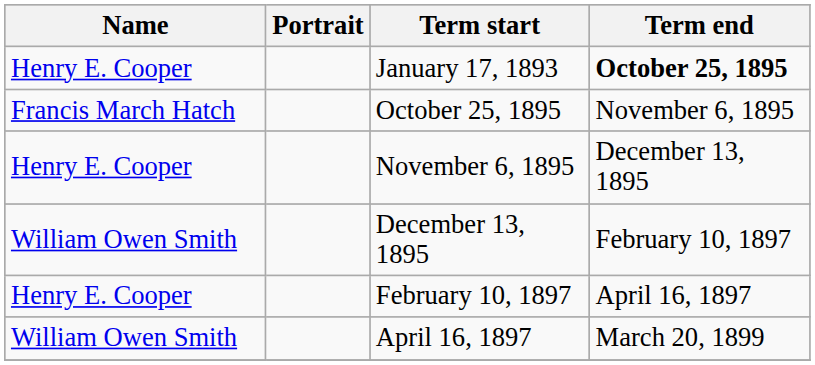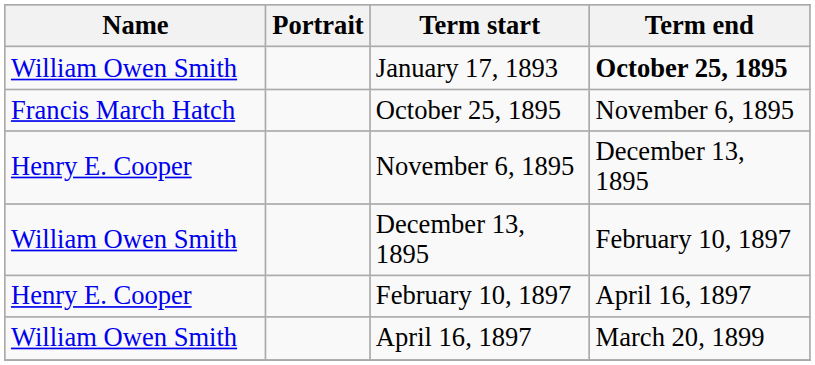(101, 67) Henry E. Cooper -> (124, 67) William Owen Smith
